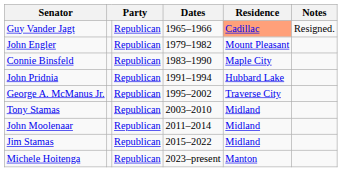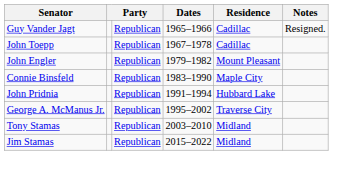(242, 28) lightsalmon background -> (233, 28) no background
+ row: (30, 45)
- row: (40, 126)
- row: (44, 158)
